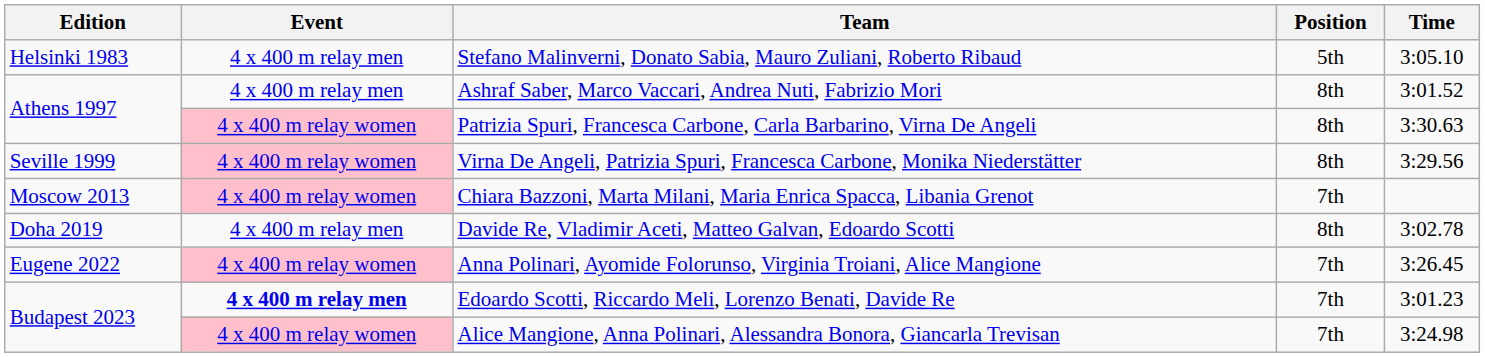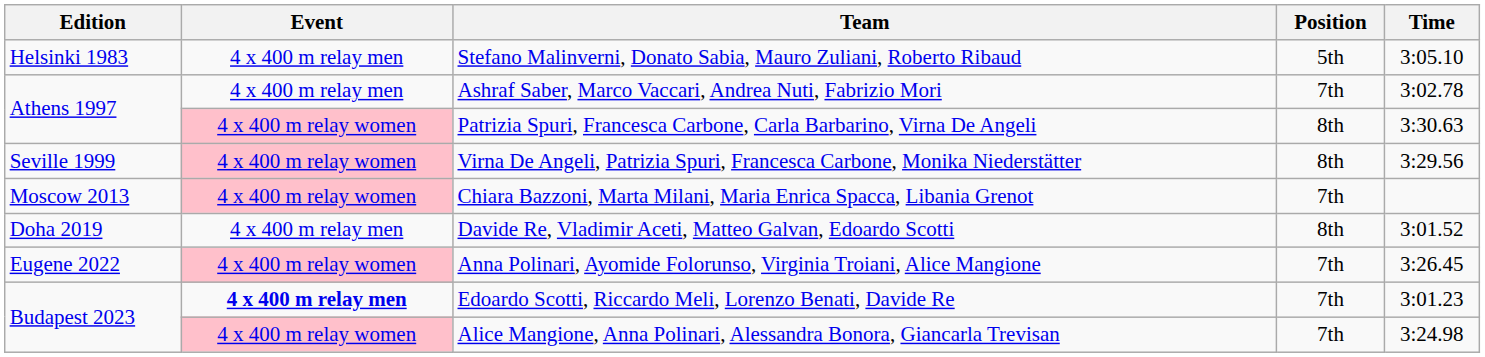(1330, 91) 8th -> (1330, 91) 7th
(1432, 91) 3:01.52 -> (1432, 91) 3:02.78
(1432, 230) 3:02.78 -> (1432, 230) 3:01.52
